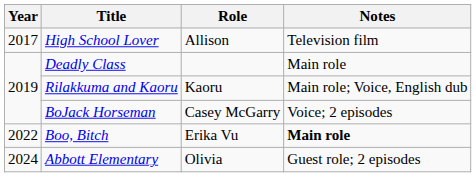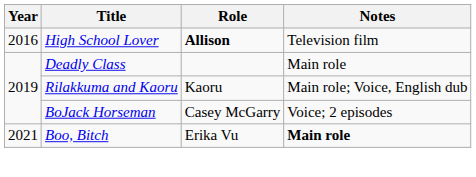(23, 40) 2017 -> (23, 40) 2016
(207, 40) normal -> (207, 40) bold
(23, 135) 2022 -> (23, 135) 2021
- row: (102, 159)
